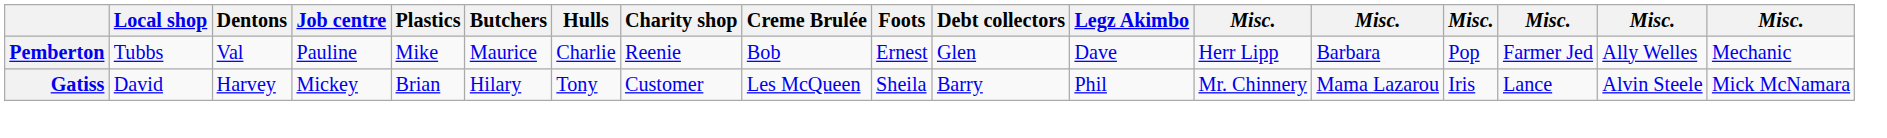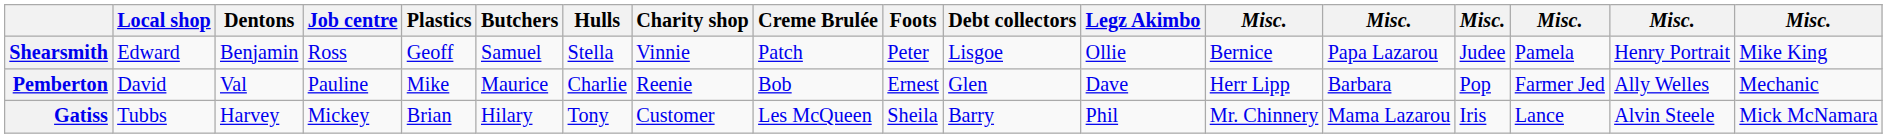+ row: (59, 52)
(139, 52) Tubbs -> (142, 84) David
(138, 84) David -> (142, 116) Tubbs
